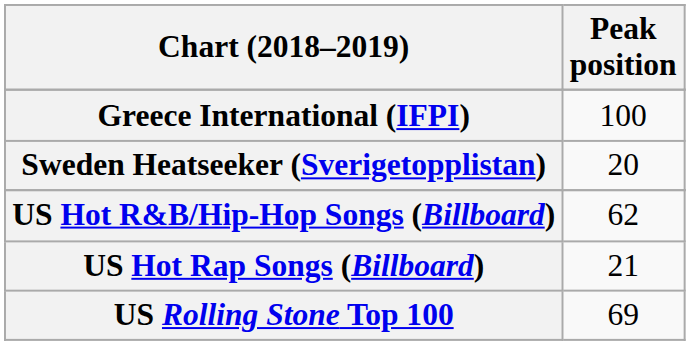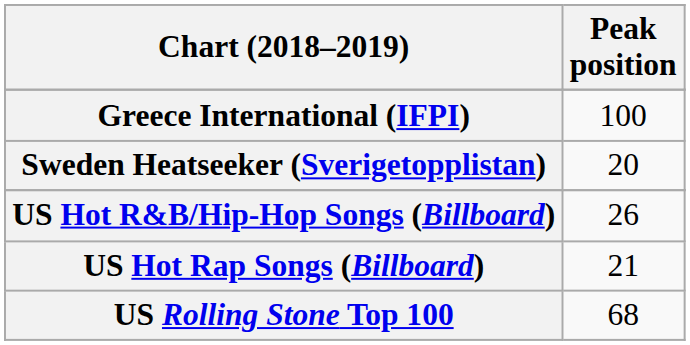(623, 214) 62 -> (623, 214) 26
(623, 314) 69 -> (623, 314) 68
